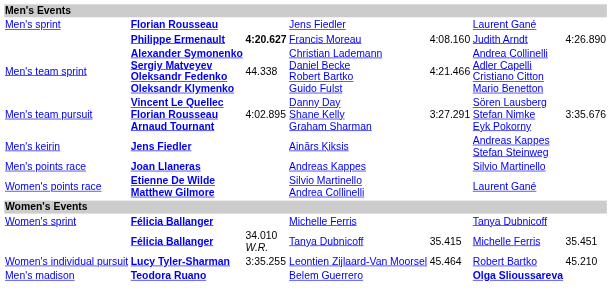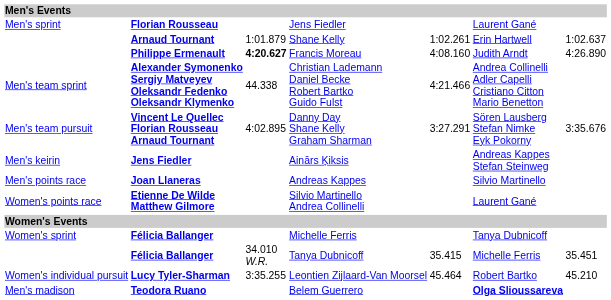+ row: (317, 39)
